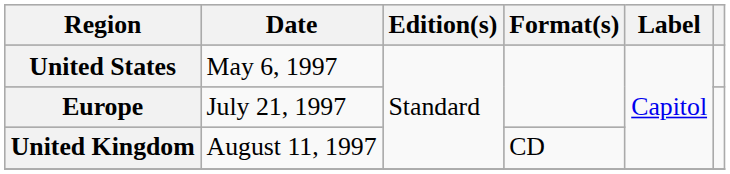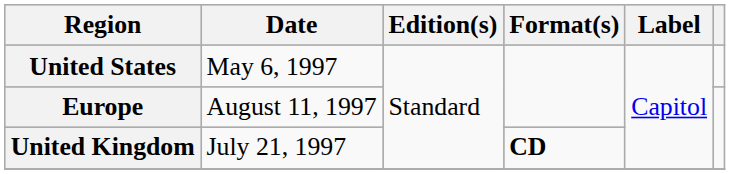(276, 106) July 21, 1997 -> (292, 106) August 11, 1997
(292, 147) August 11, 1997 -> (276, 147) July 21, 1997
(527, 147) normal -> (528, 147) bold
